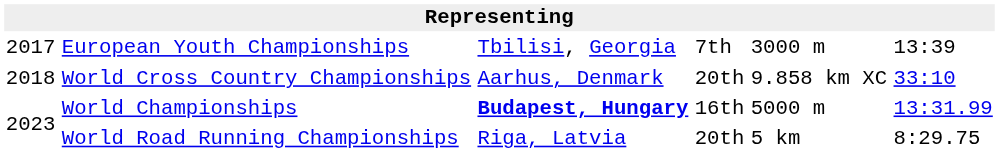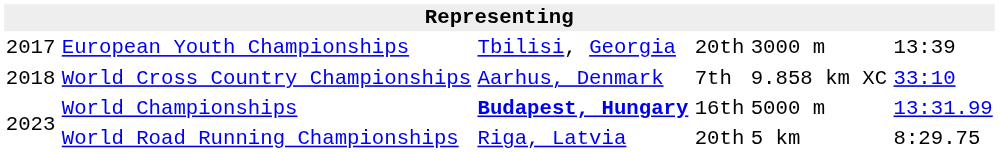(713, 48) 7th -> (720, 48) 20th
(720, 78) 20th -> (713, 78) 7th
